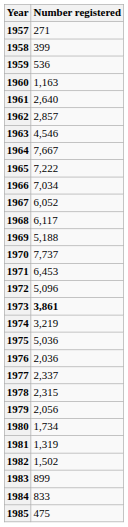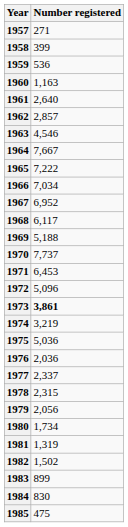(46, 202) 6,052 -> (46, 202) 6,952
(42, 496) 833 -> (42, 496) 830
